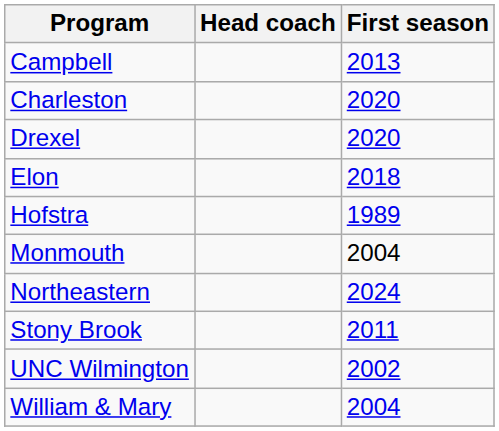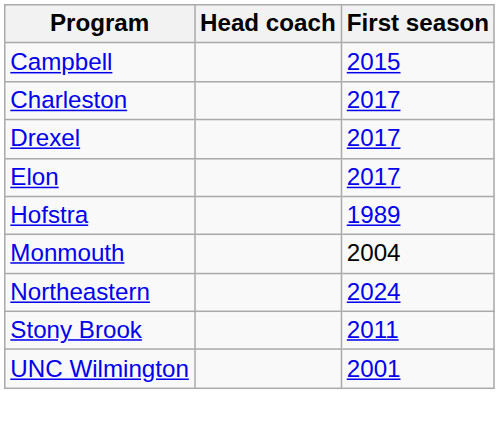(374, 61) 2013 -> (374, 61) 2015
(374, 100) 2020 -> (374, 100) 2017
(374, 138) 2020 -> (374, 138) 2017
(374, 176) 2018 -> (374, 176) 2017
(374, 368) 2002 -> (374, 368) 2001
- row: (91, 406)
